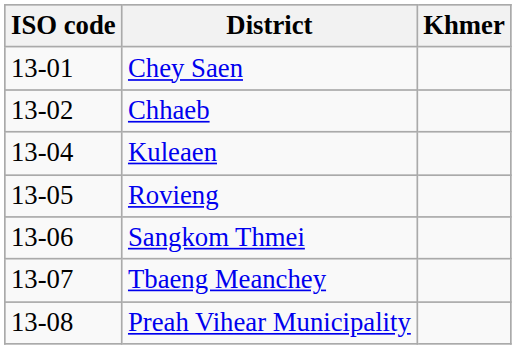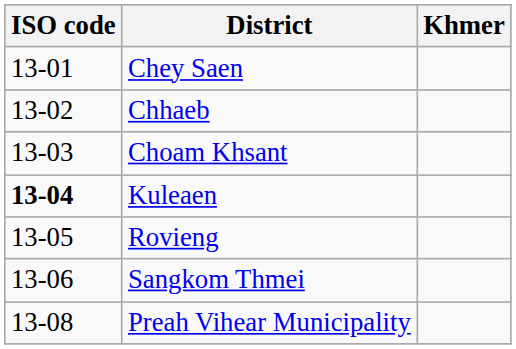+ row: (208, 152)
(42, 152) normal -> (42, 195) bold
- row: (227, 279)
